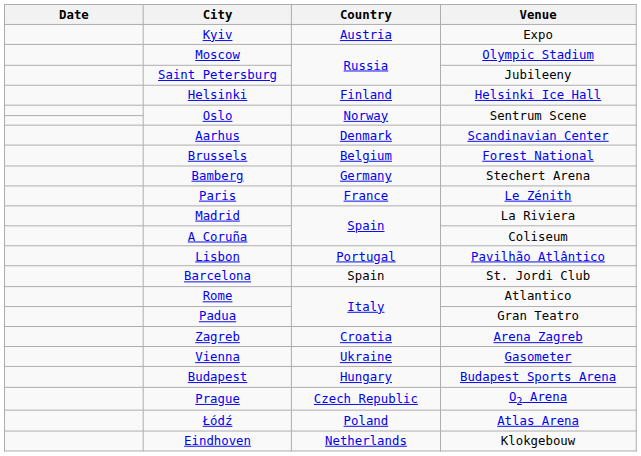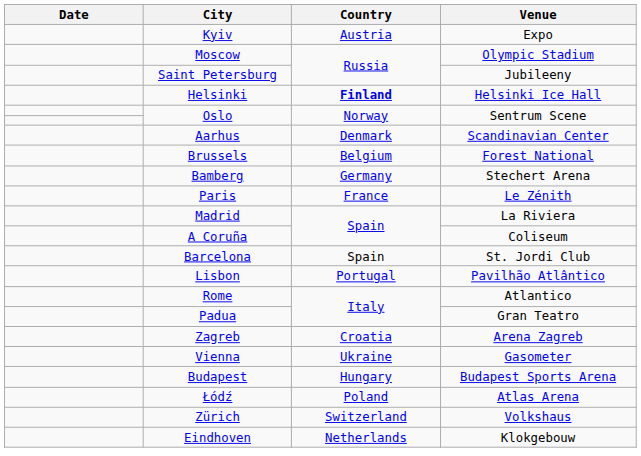(366, 95) normal -> (366, 95) bold
rows swapped: (218, 256) <-> (218, 276)
- row: (218, 399)
+ row: (218, 417)
